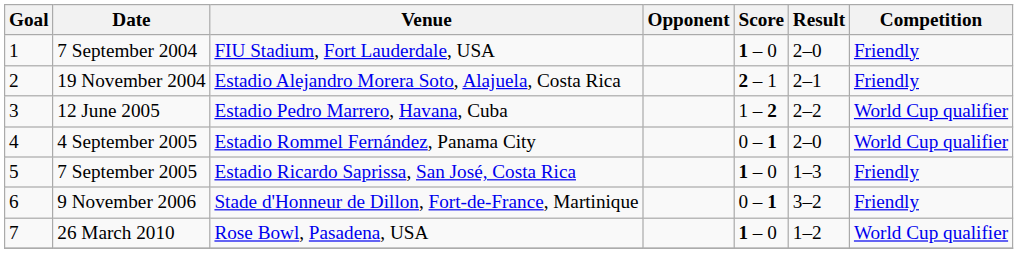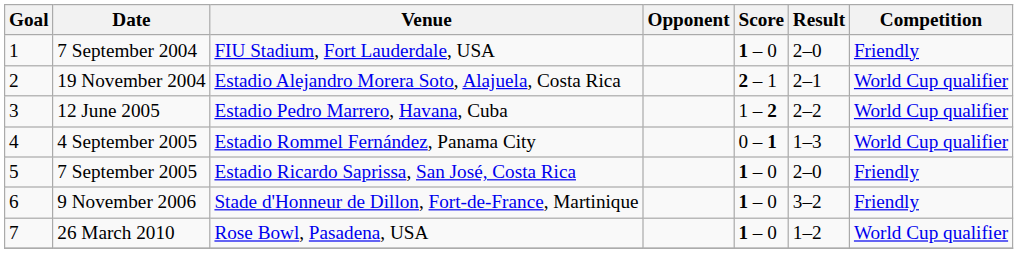(886, 80) Friendly -> (931, 80) World Cup qualifier
(807, 141) 2–0 -> (807, 141) 1–3
(807, 171) 1–3 -> (807, 171) 2–0
(758, 202) 0 – 1 -> (758, 202) 1 – 0
